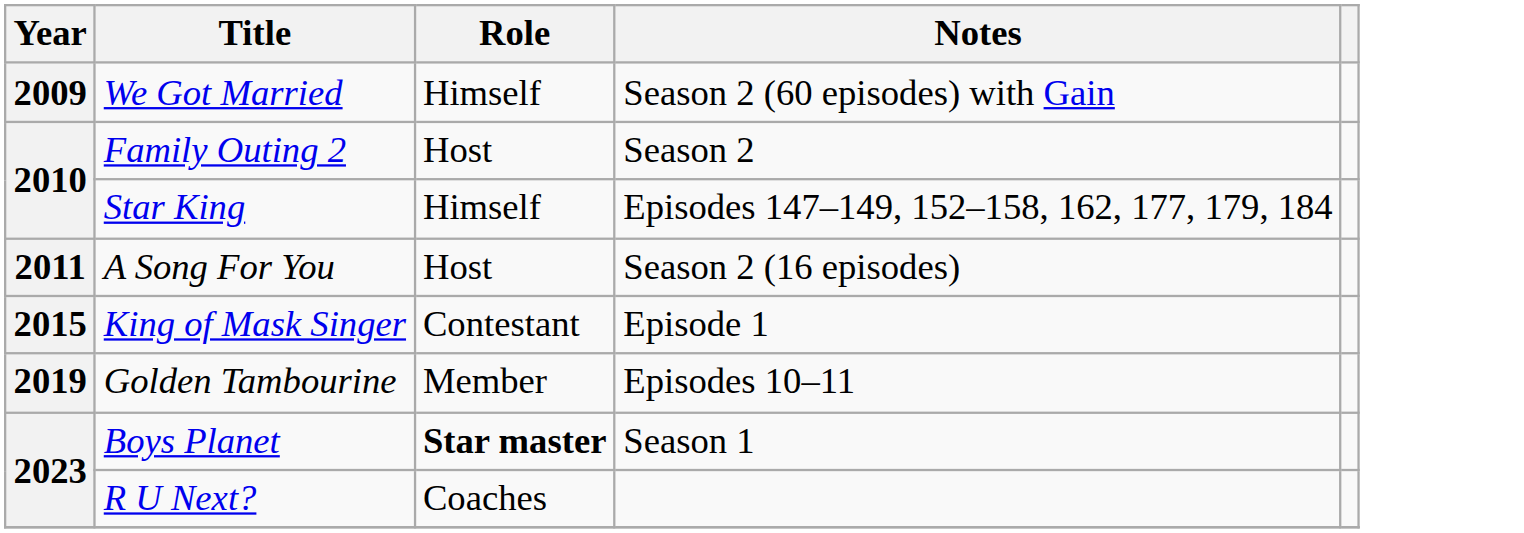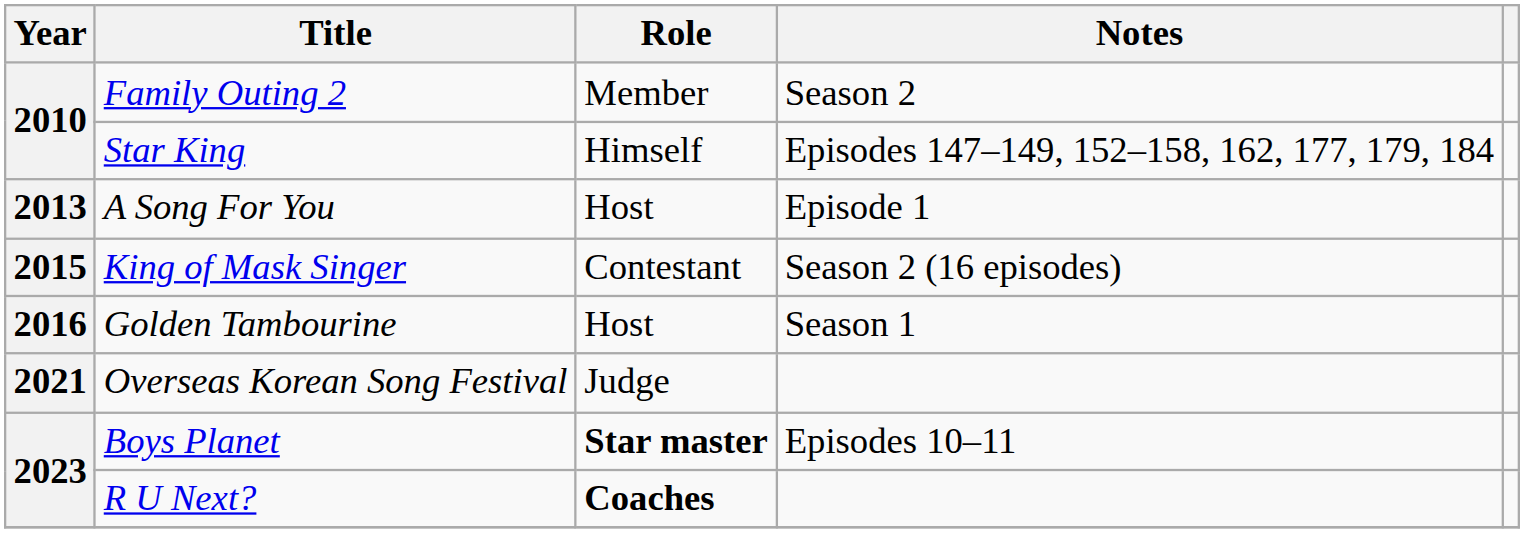- row: (223, 91)
(458, 149) Host -> (646, 91) Member
(50, 265) 2011 -> (50, 207) 2013
(792, 265) Season 2 (16 episodes) -> (857, 207) Episode 1
(696, 324) Episode 1 -> (953, 265) Season 2 (16 episodes)
(50, 382) 2019 -> (50, 324) 2016
(485, 382) Member -> (619, 324) Host
(739, 382) Episodes 10–11 -> (850, 324) Season 1
+ row: (336, 382)
(689, 440) Season 1 -> (901, 440) Episodes 10–11
(485, 498) normal -> (649, 498) bold
